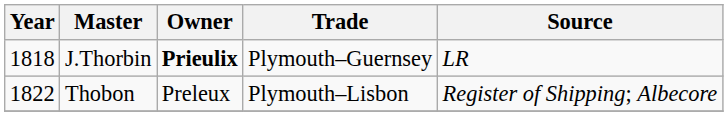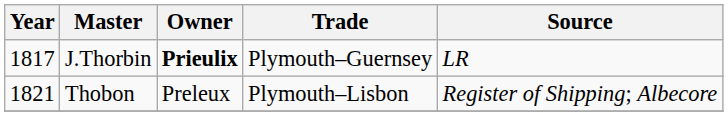(32, 57) 1818 -> (32, 57) 1817
(32, 93) 1822 -> (32, 93) 1821
